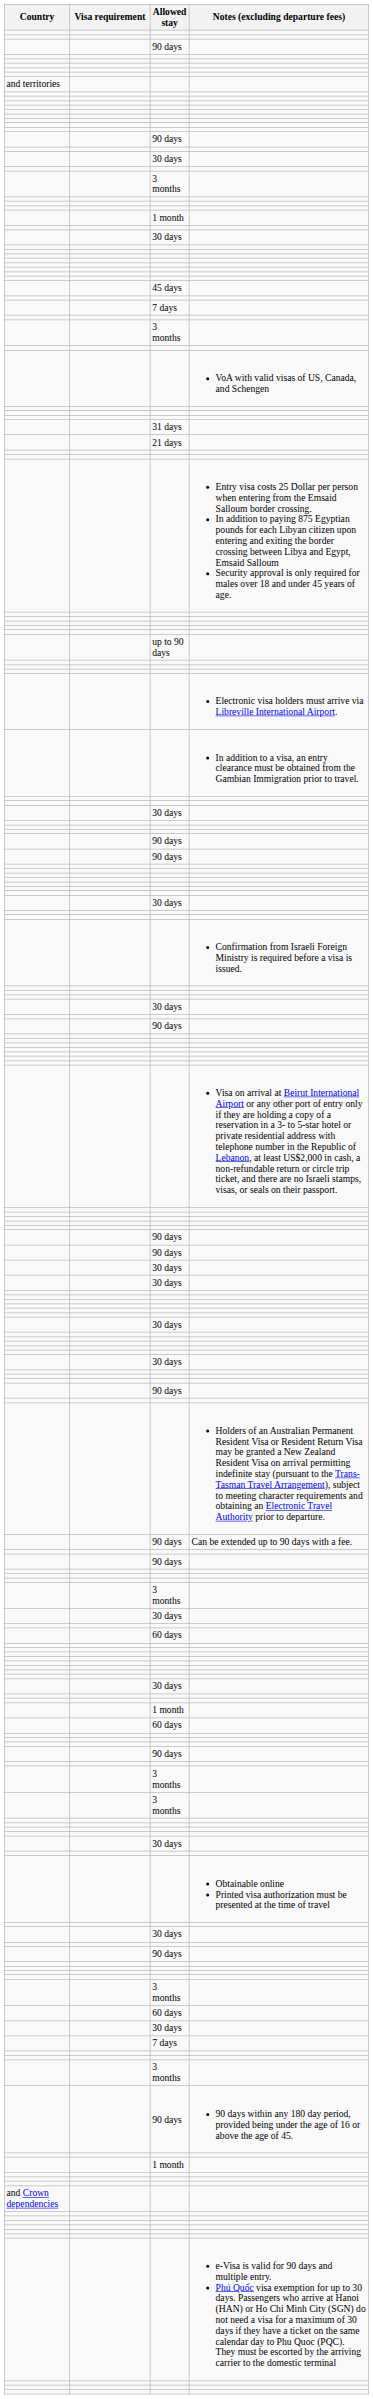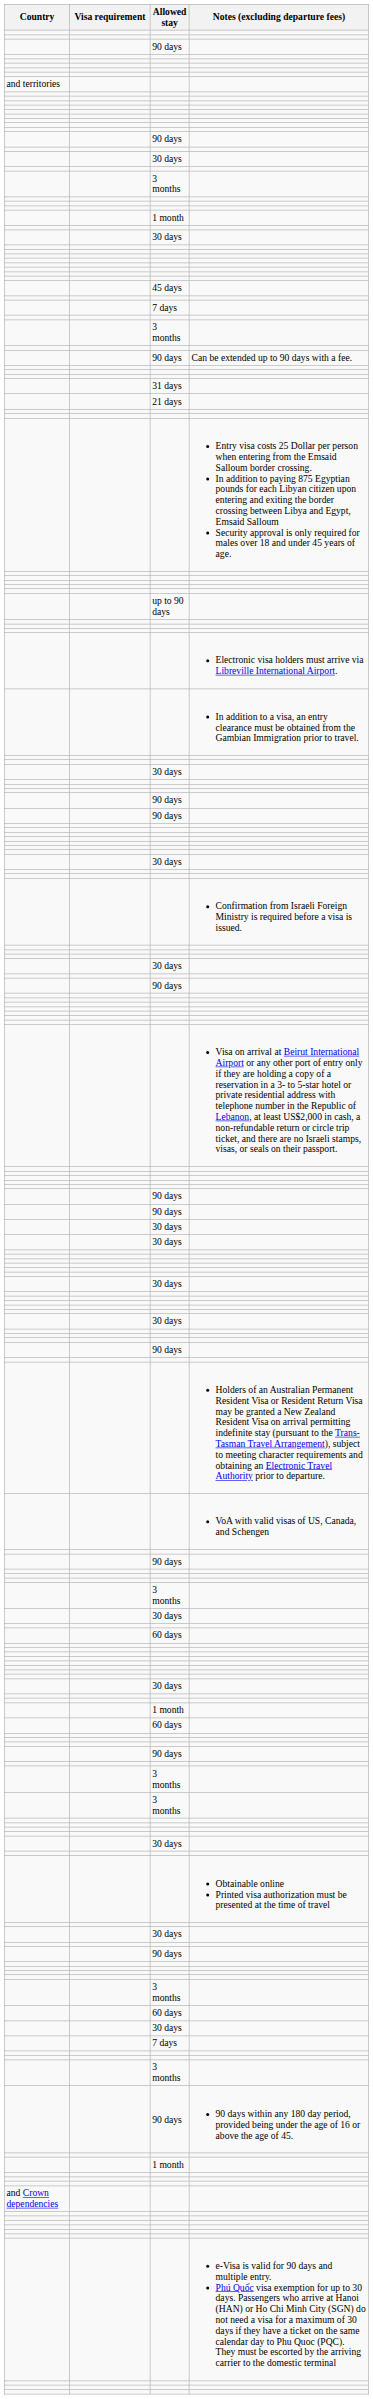rows swapped: (167, 1542) <-> (170, 378)
